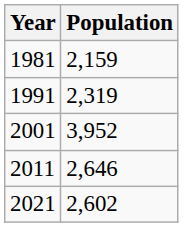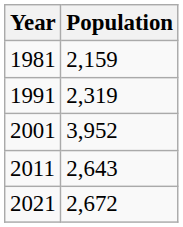(92, 167) 2,646 -> (92, 167) 2,643
(92, 204) 2,602 -> (92, 204) 2,672
